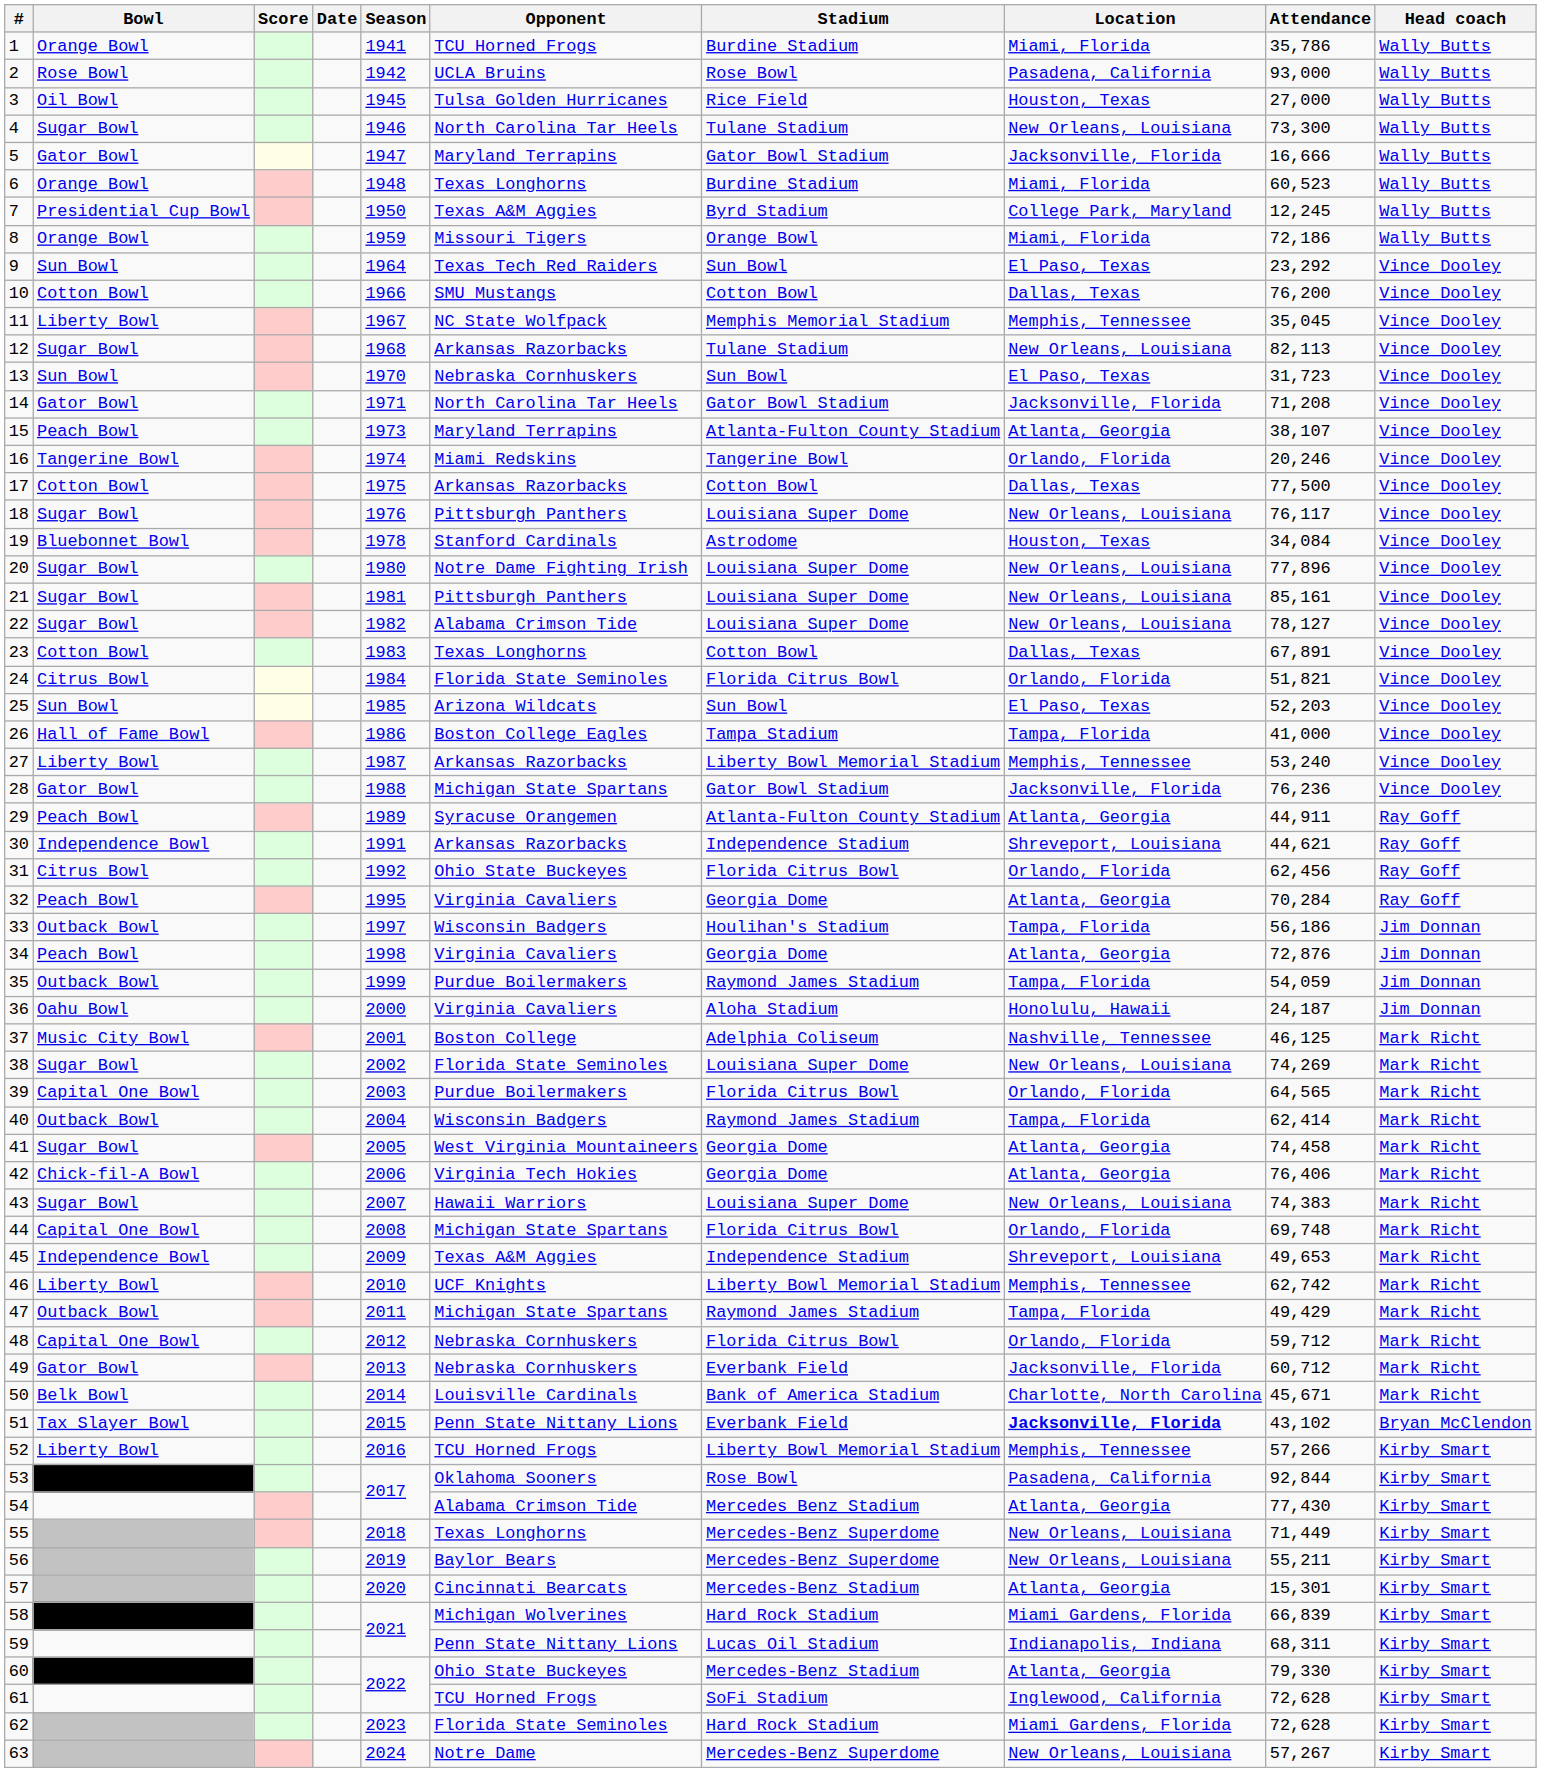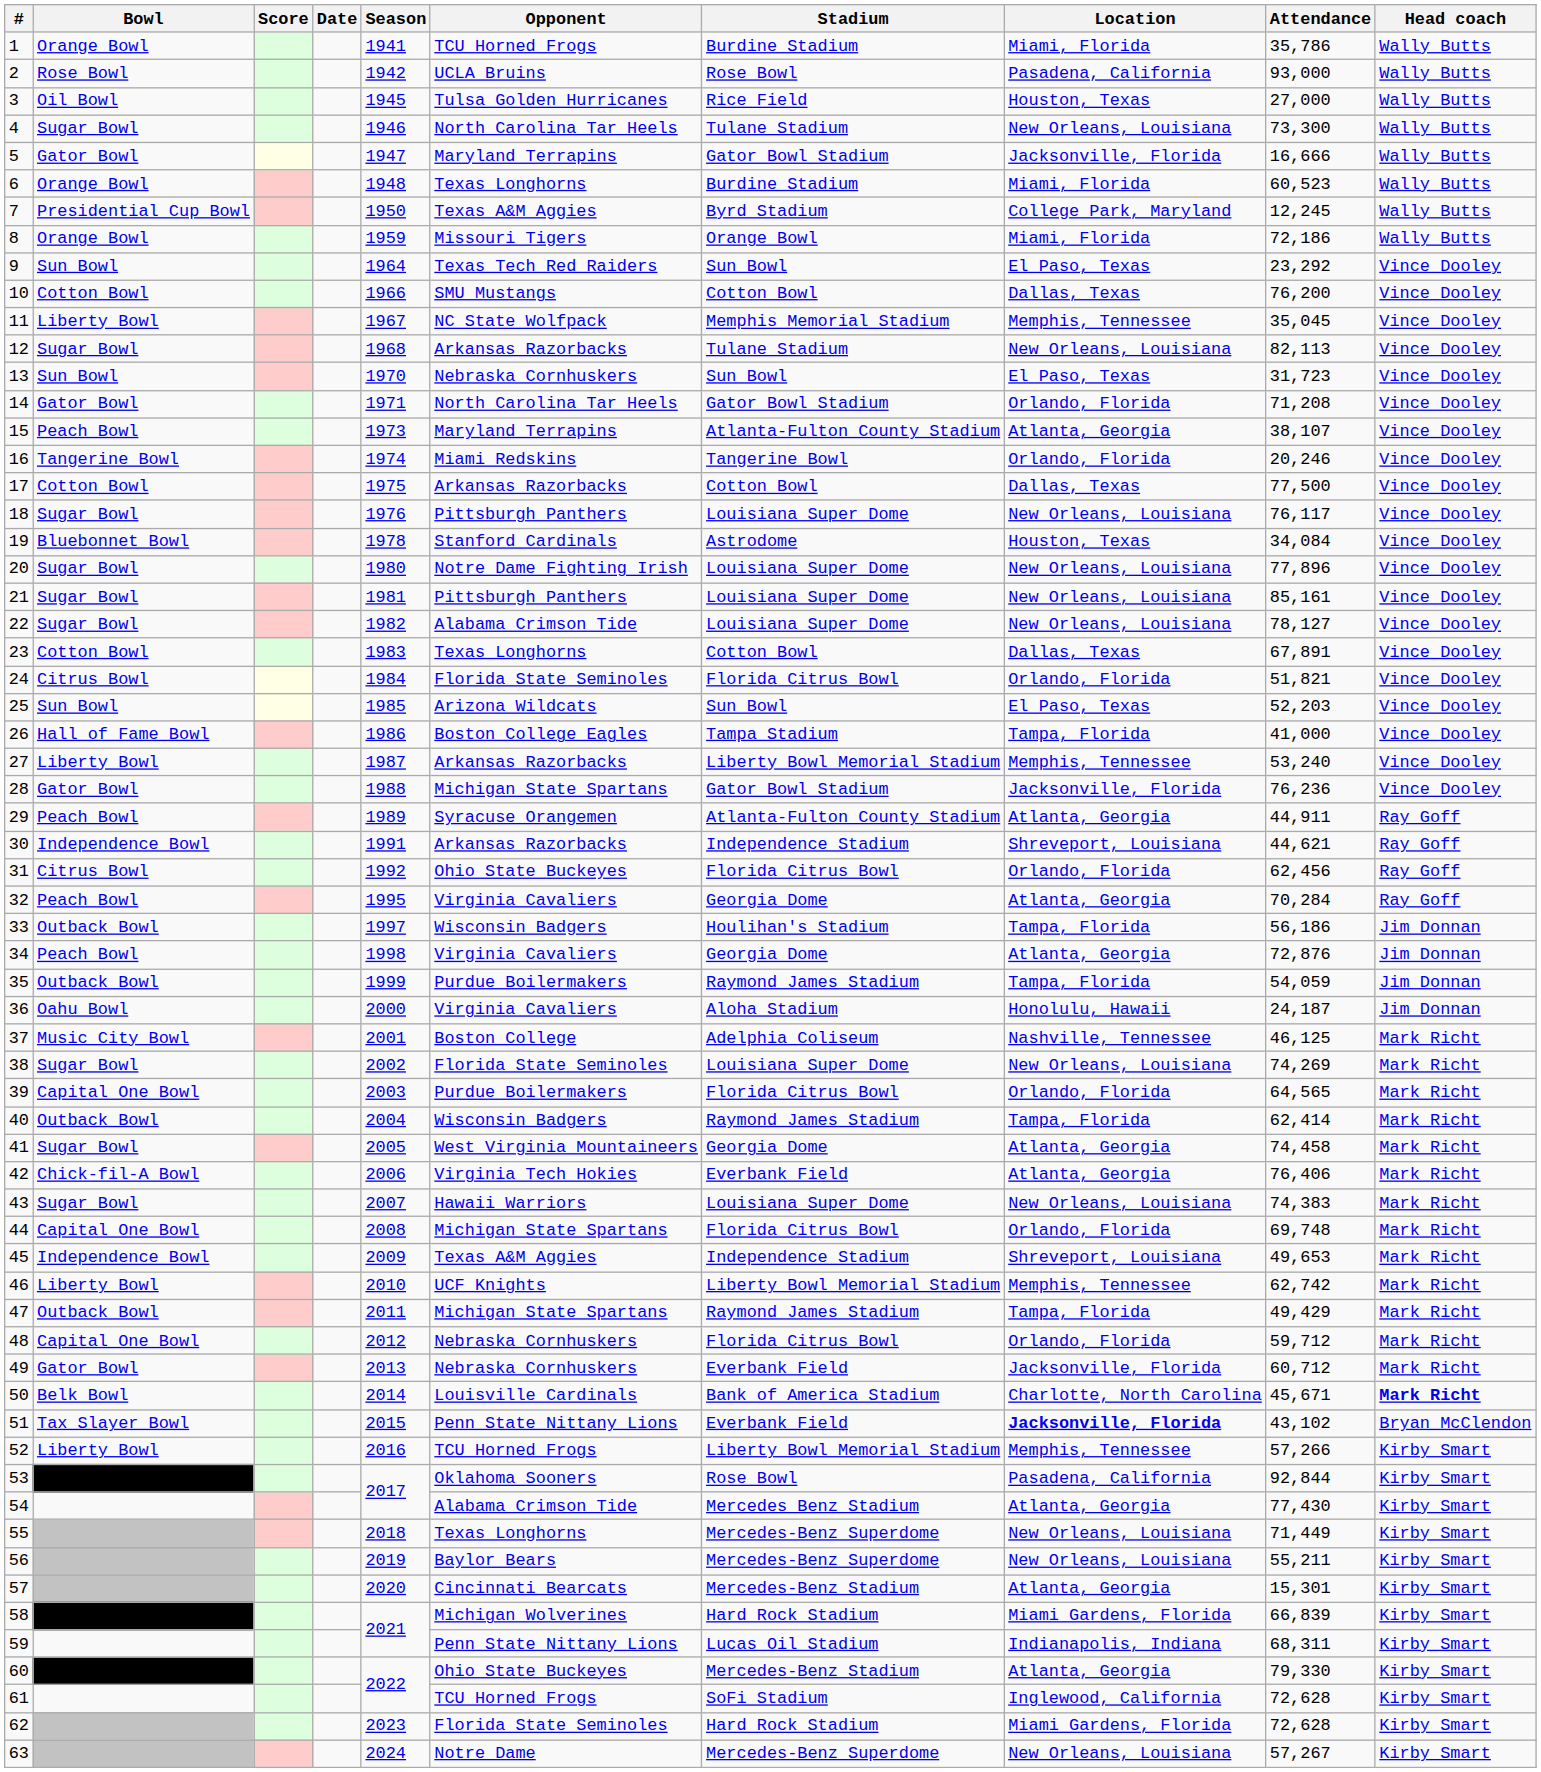(1115, 404) Jacksonville, Florida -> (1089, 404) Orlando, Florida
(767, 1175) Georgia Dome -> (777, 1175) Everbank Field
(1430, 1396) normal -> (1430, 1396) bold
